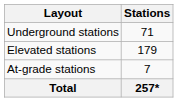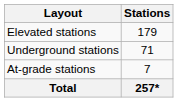rows swapped: (52, 50) <-> (63, 32)
